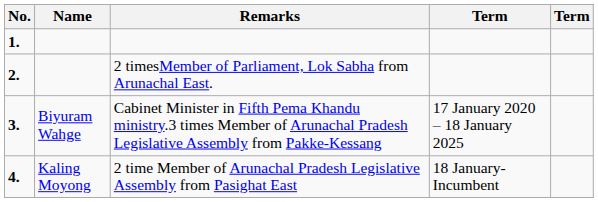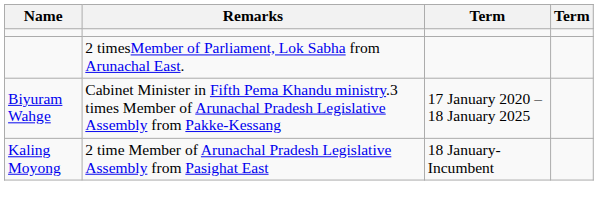- column: (19, 16)
